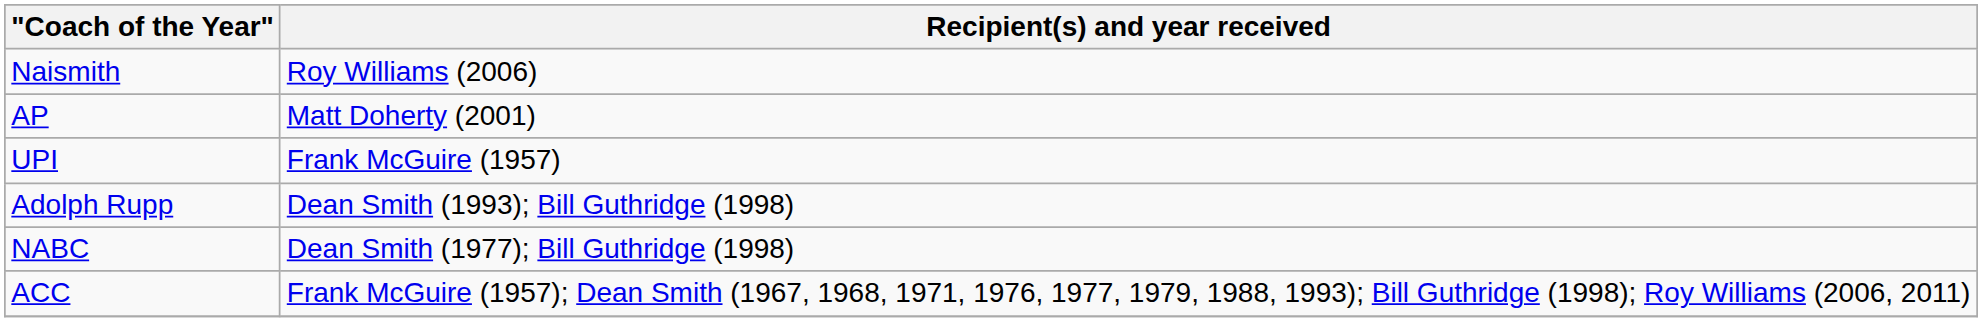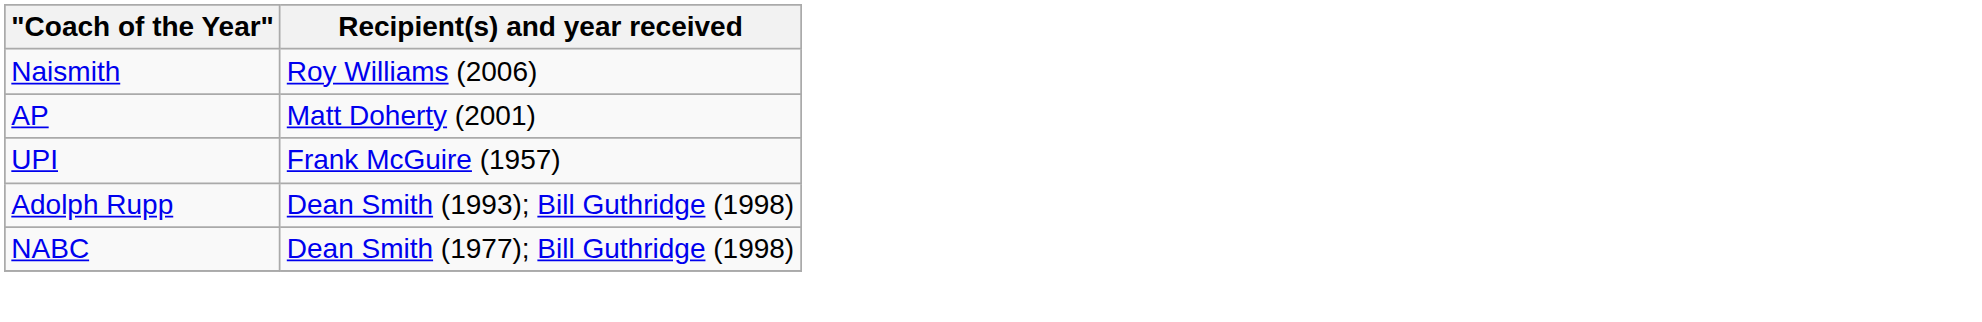- row: (41, 293)
